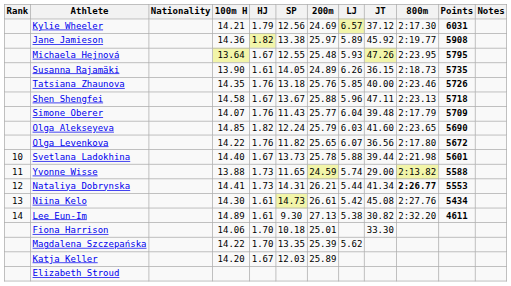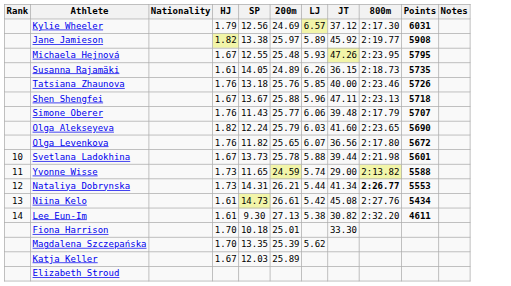- column: (231, 12)
(352, 114) 6.04 -> (315, 114) 6.06
(457, 114) 5709 -> (420, 114) 5707
